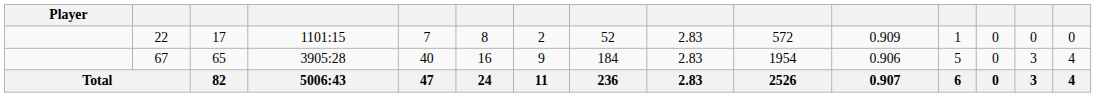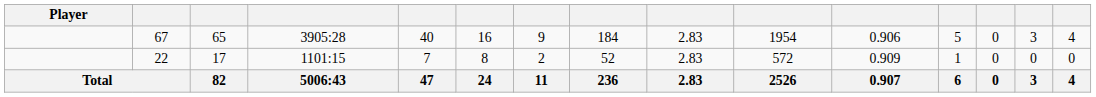rows swapped: (161, 59) <-> (161, 37)
